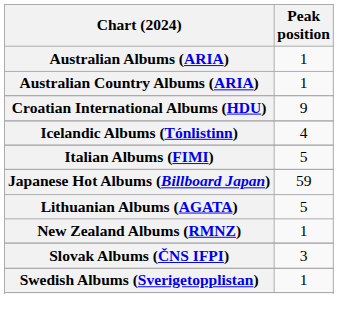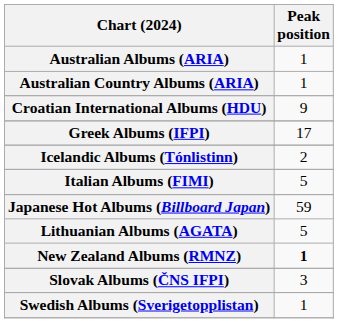+ row: (139, 132)
(304, 132) 4 -> (304, 157) 2
(304, 231) normal -> (304, 255) bold
